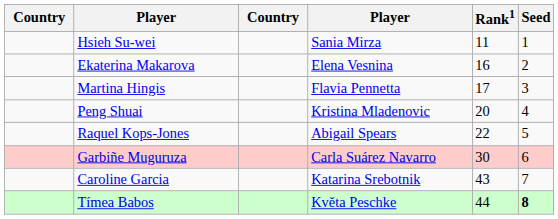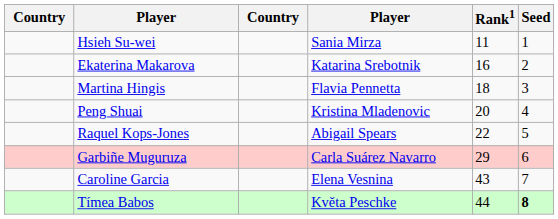(352, 65) Elena Vesnina -> (366, 65) Katarina Srebotnik
(483, 88) 17 -> (483, 88) 18
(483, 156) 30 -> (483, 156) 29
(366, 179) Katarina Srebotnik -> (352, 179) Elena Vesnina
